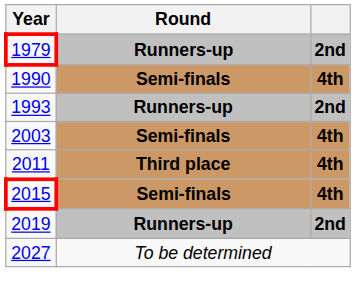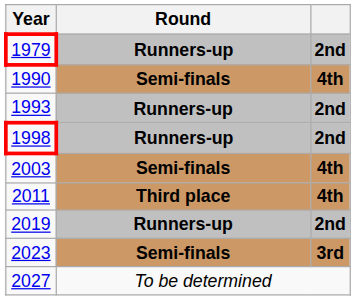+ row: (31, 138)
- row: (31, 194)
+ row: (31, 253)
